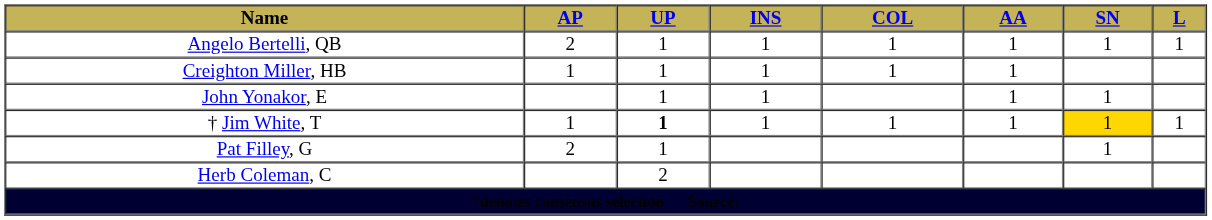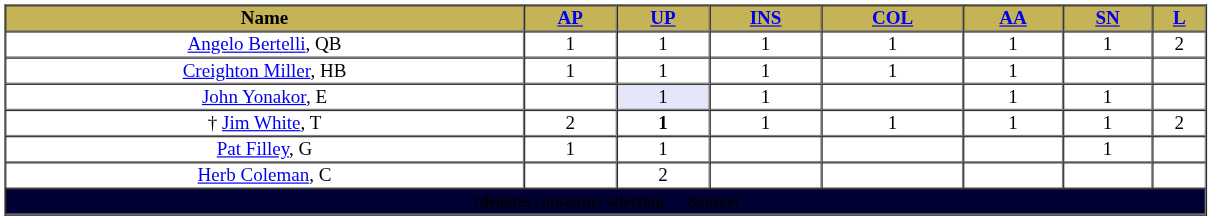(570, 44) 2 -> (570, 44) 1
(1179, 44) 1 -> (1179, 44) 2
(663, 96) no background -> (663, 96) lavender background
(570, 122) 1 -> (570, 122) 2
(1108, 122) gold background -> (1108, 122) no background
(1179, 122) 1 -> (1179, 122) 2
(570, 149) 2 -> (570, 149) 1
